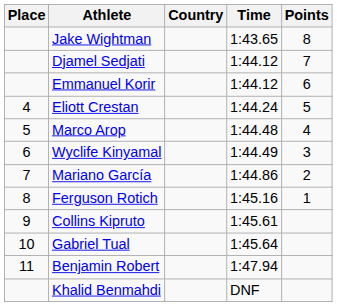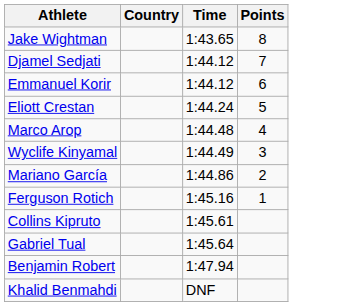- column: (27, 15)
